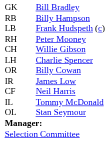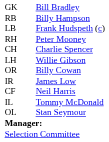(61, 49) Willie Gibson -> (64, 49) Charlie Spencer
(64, 60) Charlie Spencer -> (61, 60) Willie Gibson
